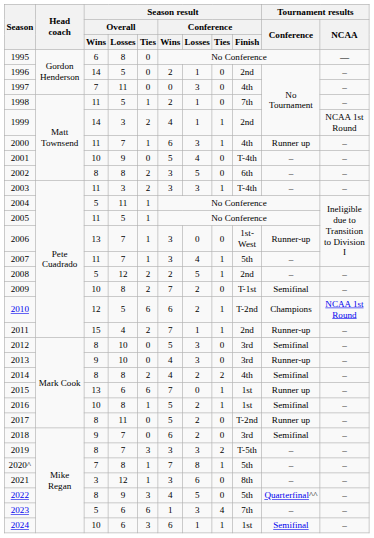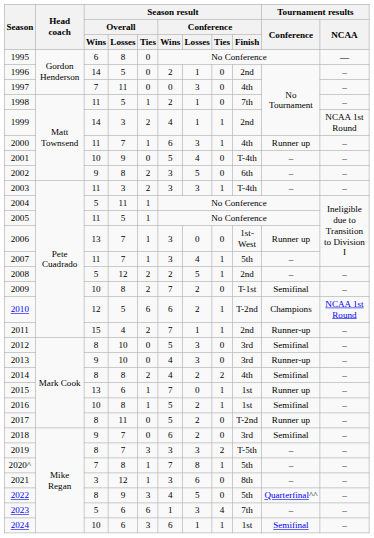(96, 173) 8 -> (96, 173) 9
(291, 238) Runner-up -> (291, 238) Runner up
(148, 390) 6 -> (148, 390) 1
